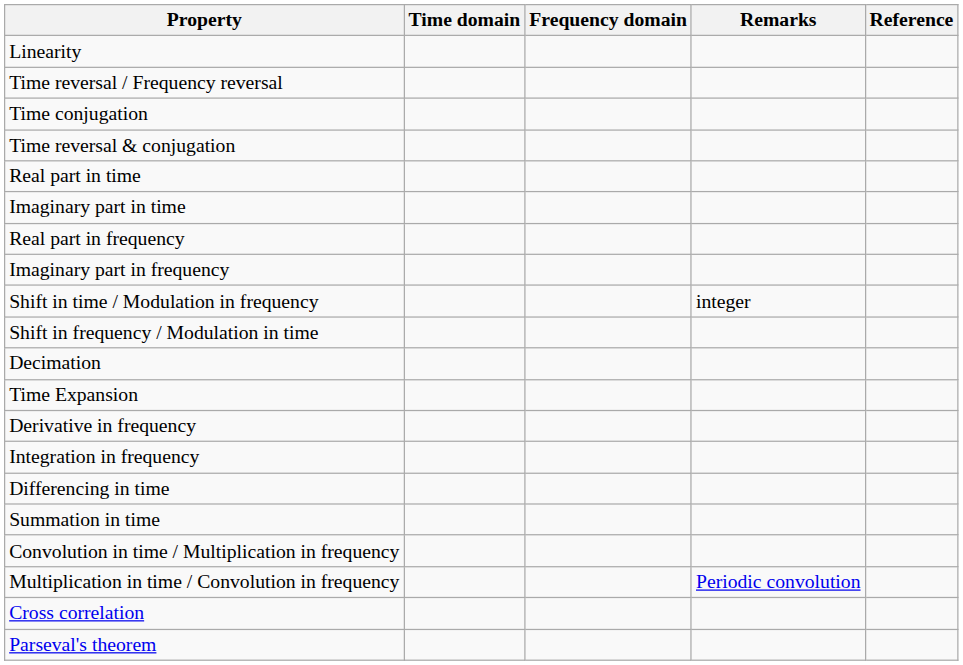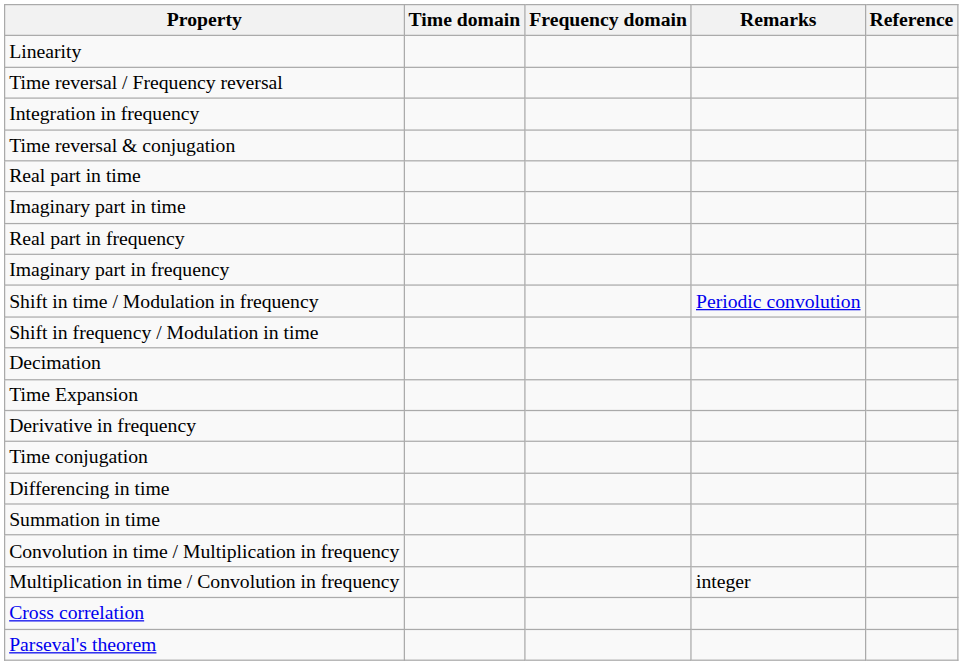rows swapped: (78, 113) <-> (104, 457)
(723, 301) integer -> (778, 301) Periodic convolution
(778, 581) Periodic convolution -> (723, 581) integer
